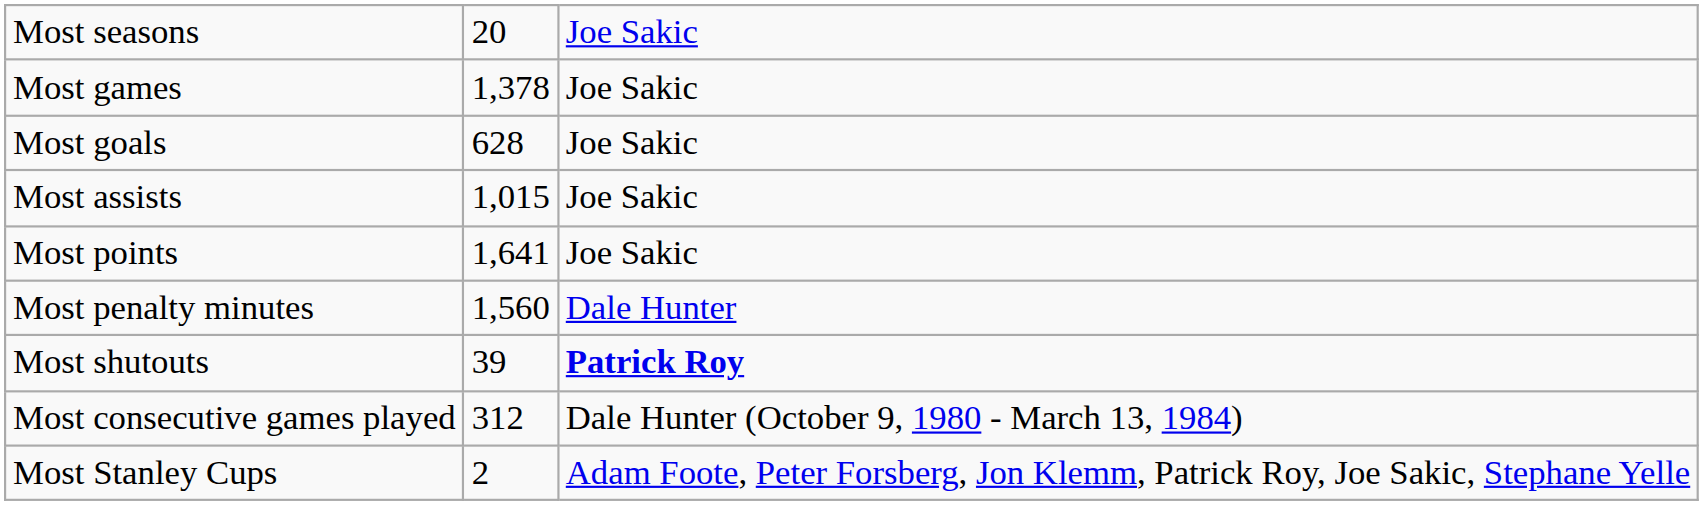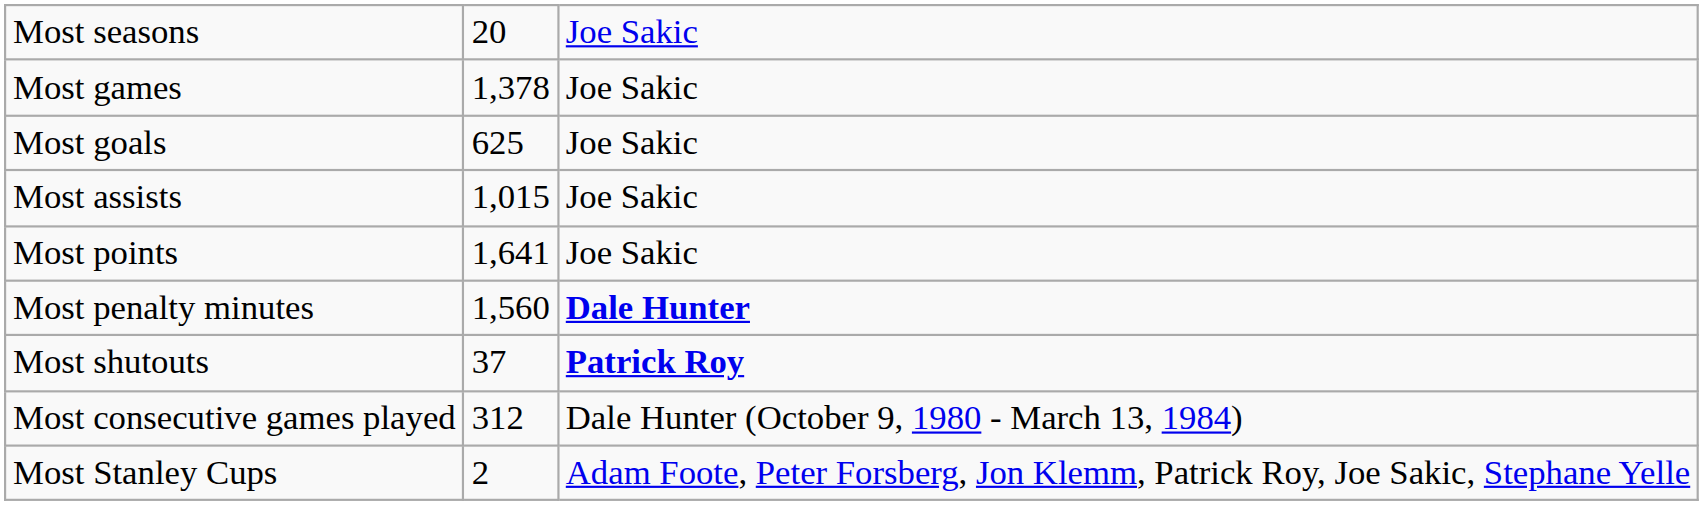(498, 142) 628 -> (498, 142) 625
(651, 307) normal -> (658, 307) bold
(489, 362) 39 -> (489, 362) 37
